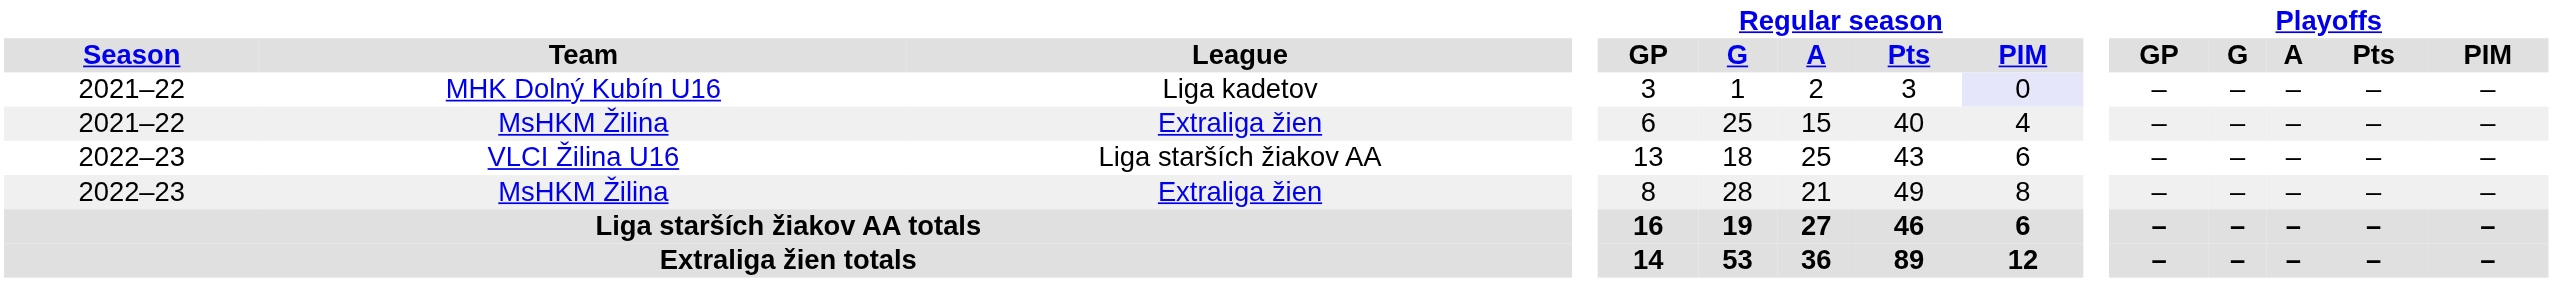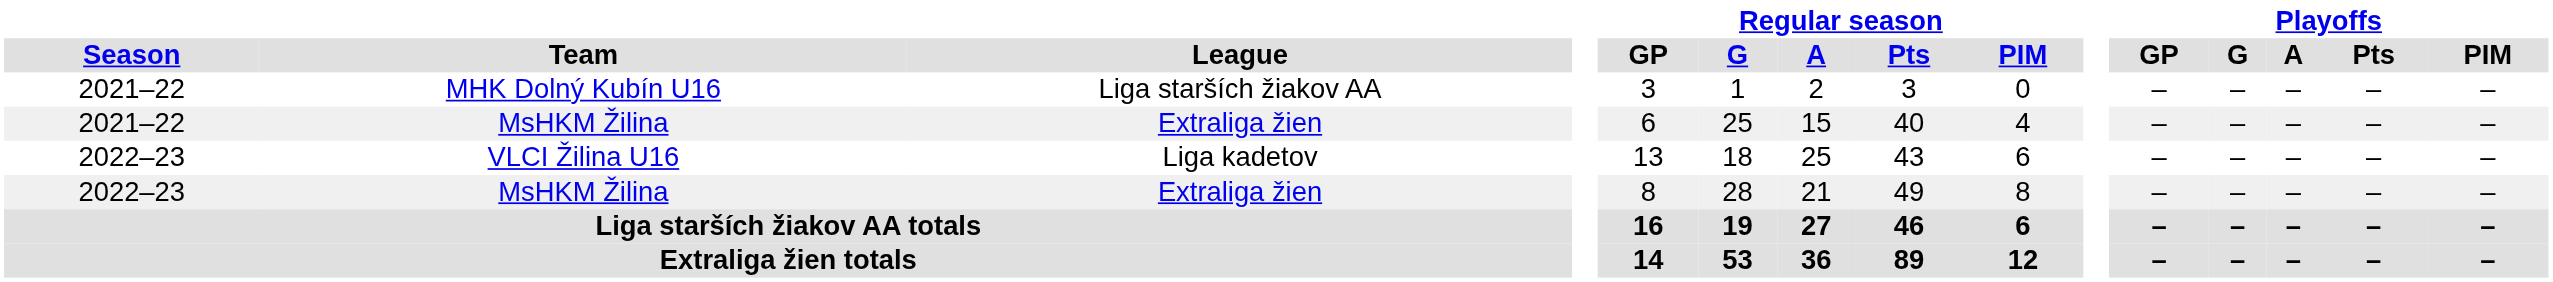(1240, 89) Liga kadetov -> (1240, 89) Liga starších žiakov AA
(2023, 89) lavender background -> (2023, 89) no background
(1240, 157) Liga starších žiakov AA -> (1240, 157) Liga kadetov
